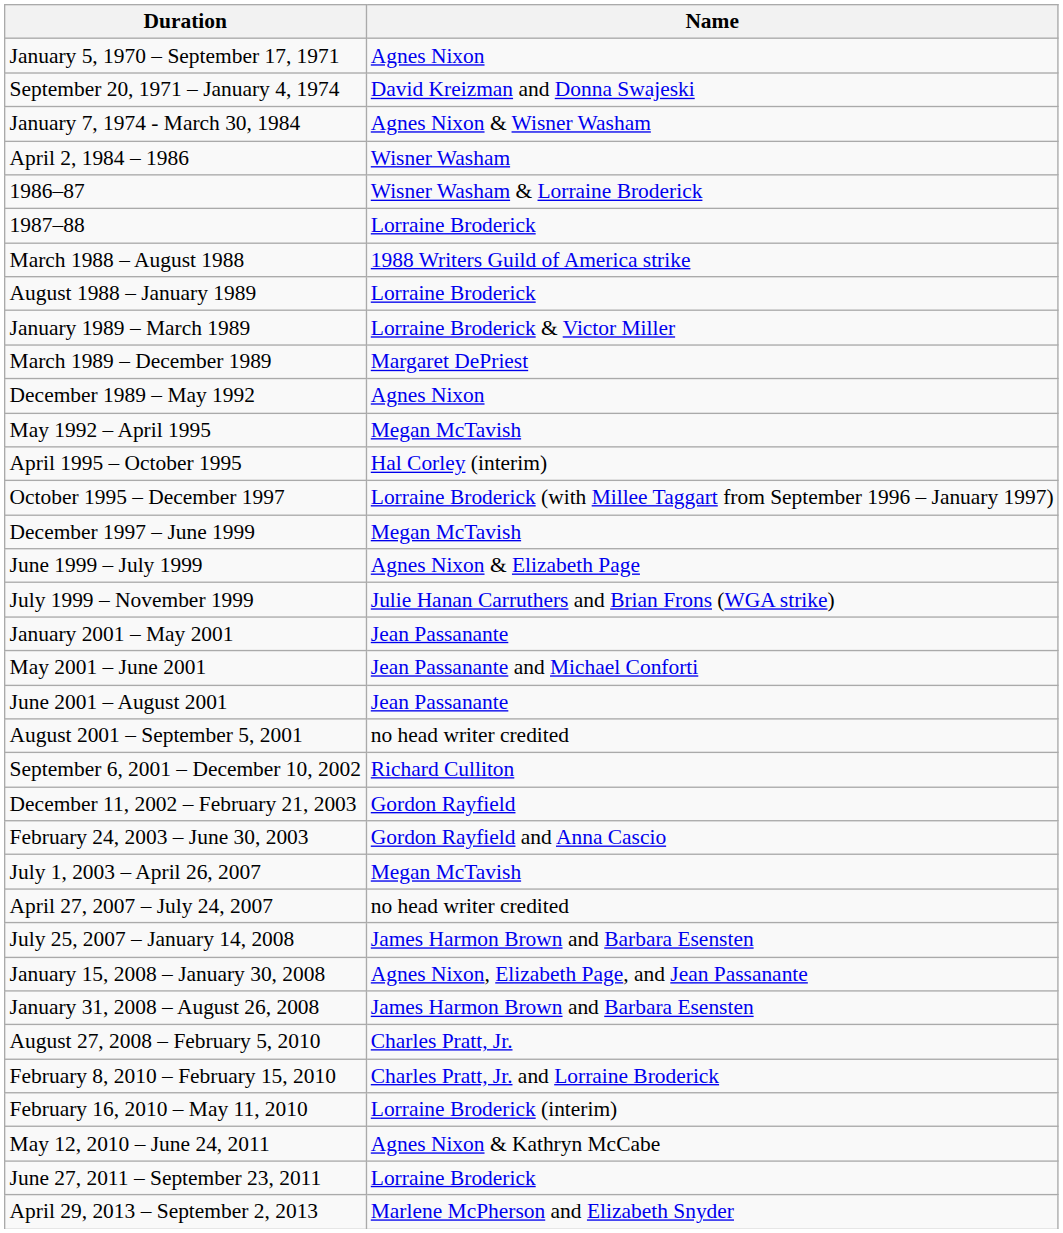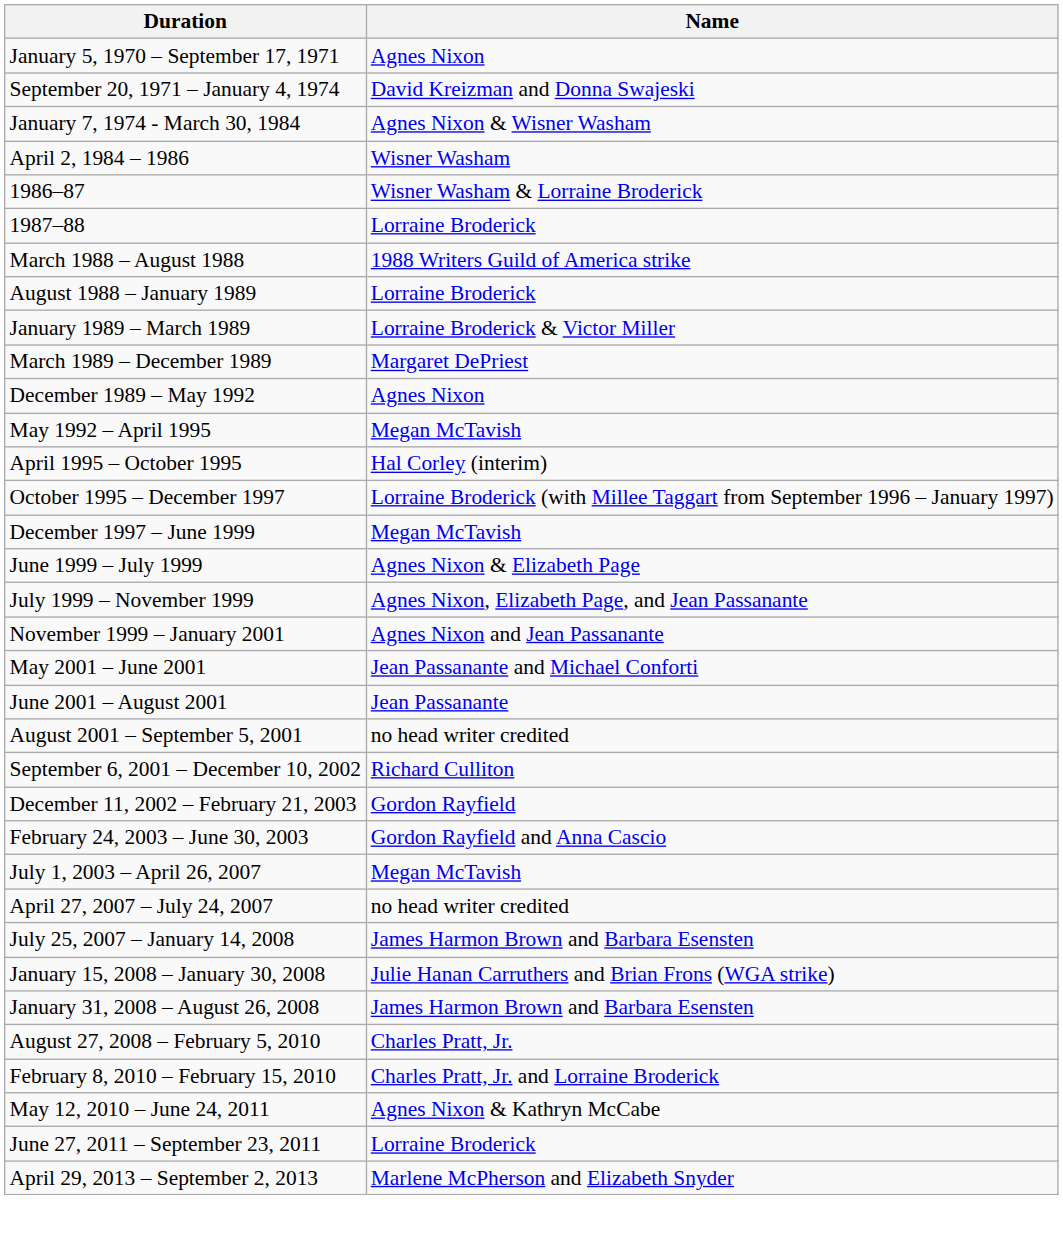(603, 599) Julie Hanan Carruthers and Brian Frons (WGA strike) -> (589, 599) Agnes Nixon, Elizabeth Page, and Jean Passanante
+ row: (147, 633)
- row: (122, 633)
(589, 973) Agnes Nixon, Elizabeth Page, and Jean Passanante -> (603, 973) Julie Hanan Carruthers and Brian Frons (WGA strike)
- row: (159, 1109)
